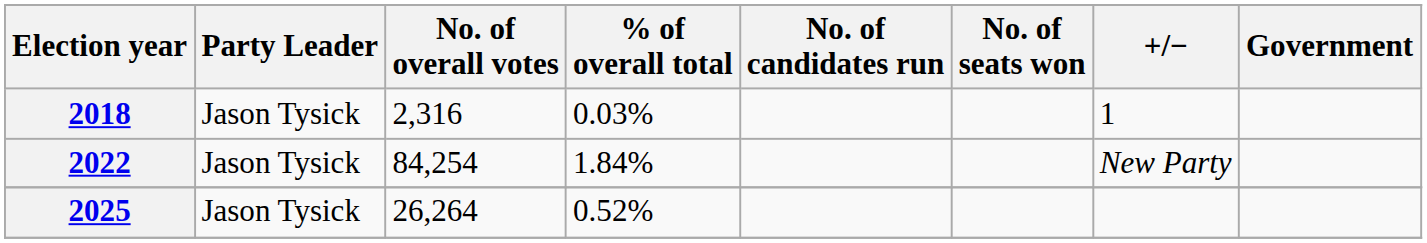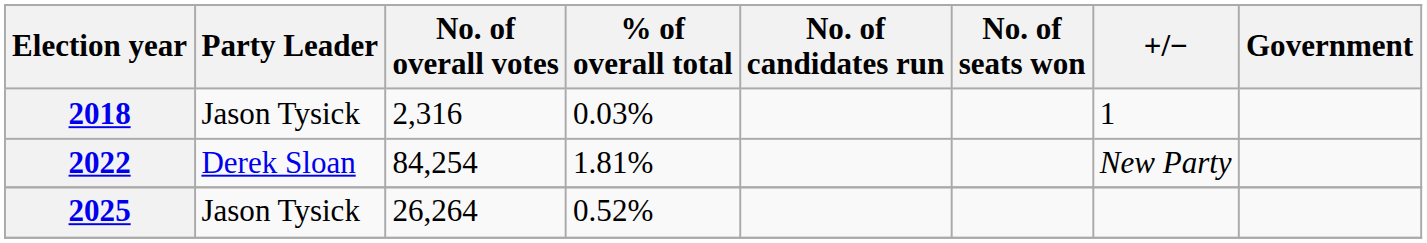(281, 162) Jason Tysick -> (279, 162) Derek Sloan
(613, 162) 1.84% -> (613, 162) 1.81%
